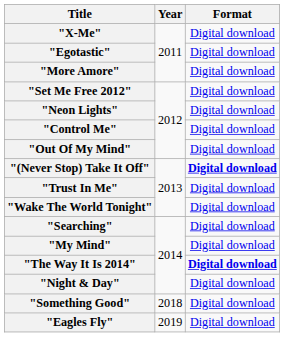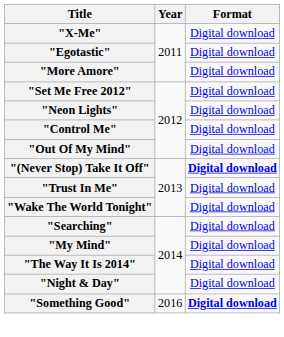(232, 264) bold -> (232, 264) normal
(170, 303) 2018 -> (170, 303) 2016
(232, 303) normal -> (232, 303) bold
- row: (80, 322)
